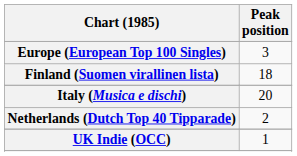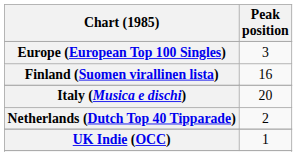(265, 74) 18 -> (265, 74) 16
